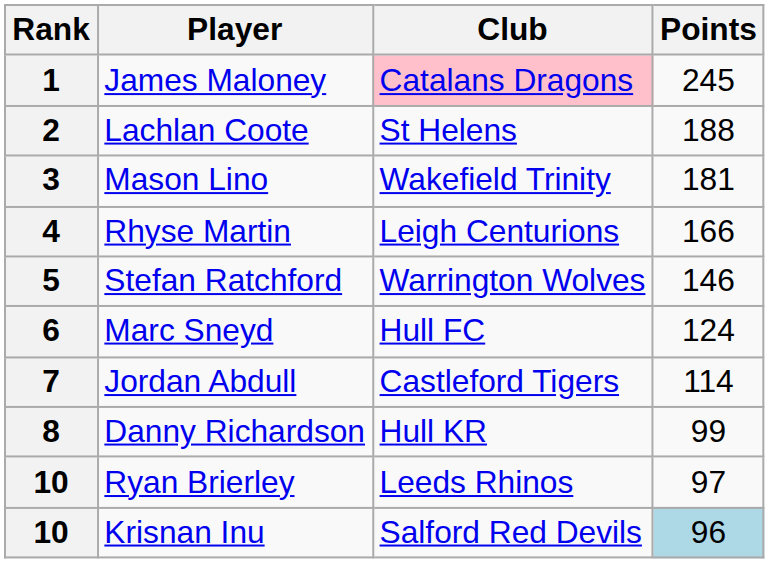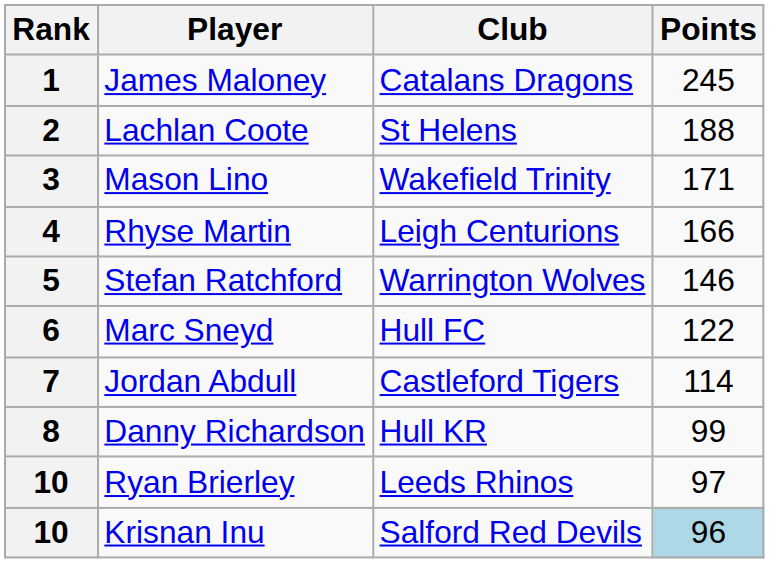(506, 79) pink background -> (506, 79) no background
(708, 180) 181 -> (708, 180) 171
(708, 331) 124 -> (708, 331) 122
